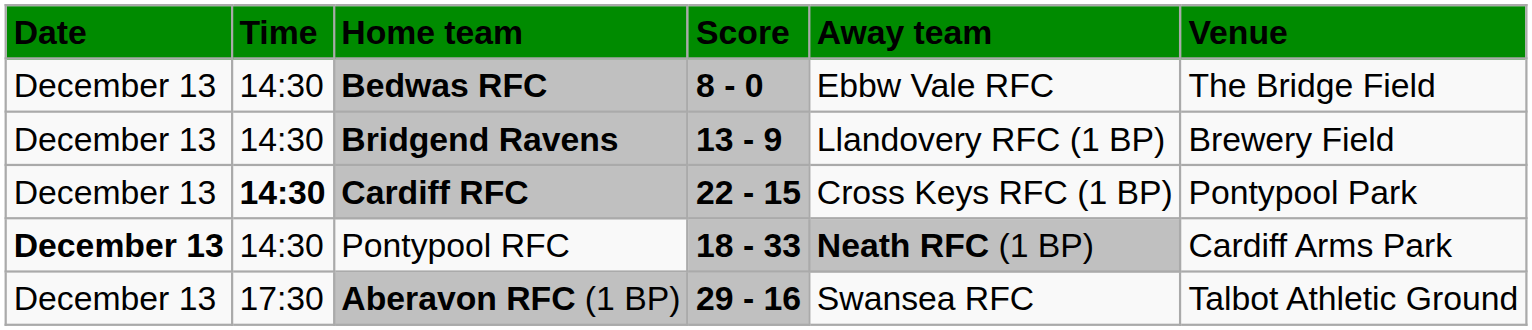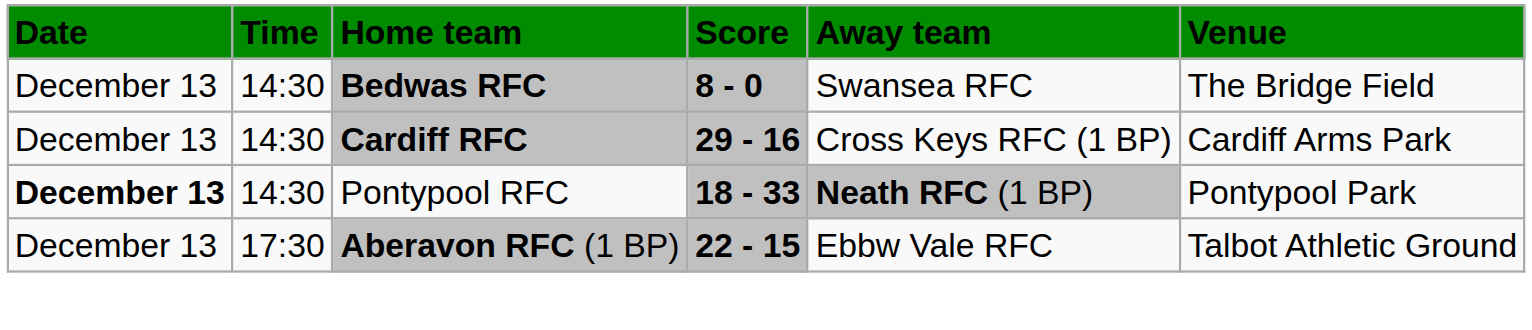(935, 85) Ebbw Vale RFC -> (925, 85) Swansea RFC
- row: (480, 139)
(283, 192) bold -> (283, 139) normal
(749, 192) 22 - 15 -> (748, 139) 29 - 16
(1303, 192) Pontypool Park -> (1319, 139) Cardiff Arms Park
(1320, 245) Cardiff Arms Park -> (1302, 192) Pontypool Park
(749, 299) 29 - 16 -> (748, 245) 22 - 15
(925, 299) Swansea RFC -> (935, 245) Ebbw Vale RFC
